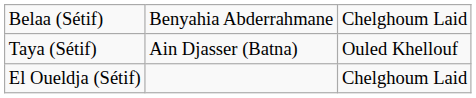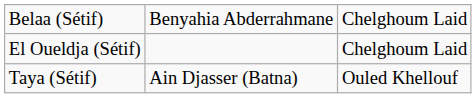rows swapped: (75, 78) <-> (53, 48)
